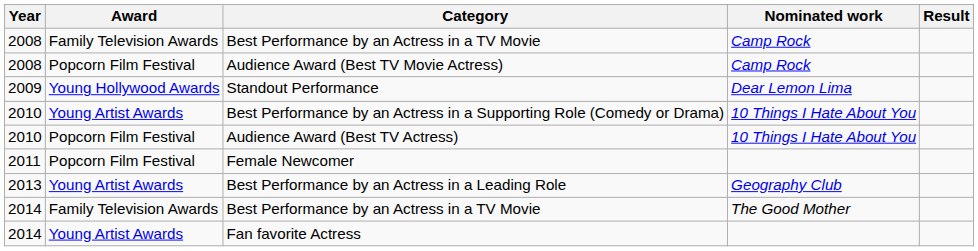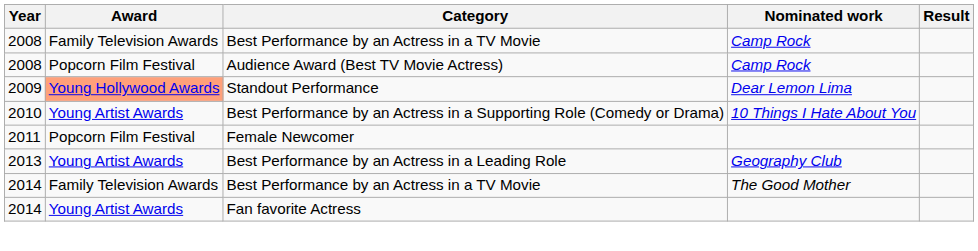(134, 88) no background -> (134, 88) lightsalmon background
- row: (342, 137)
